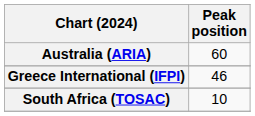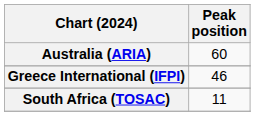(219, 99) 10 -> (219, 99) 11
